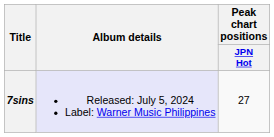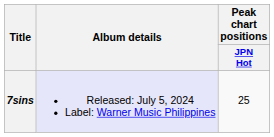(244, 101) 27 -> (244, 101) 25
